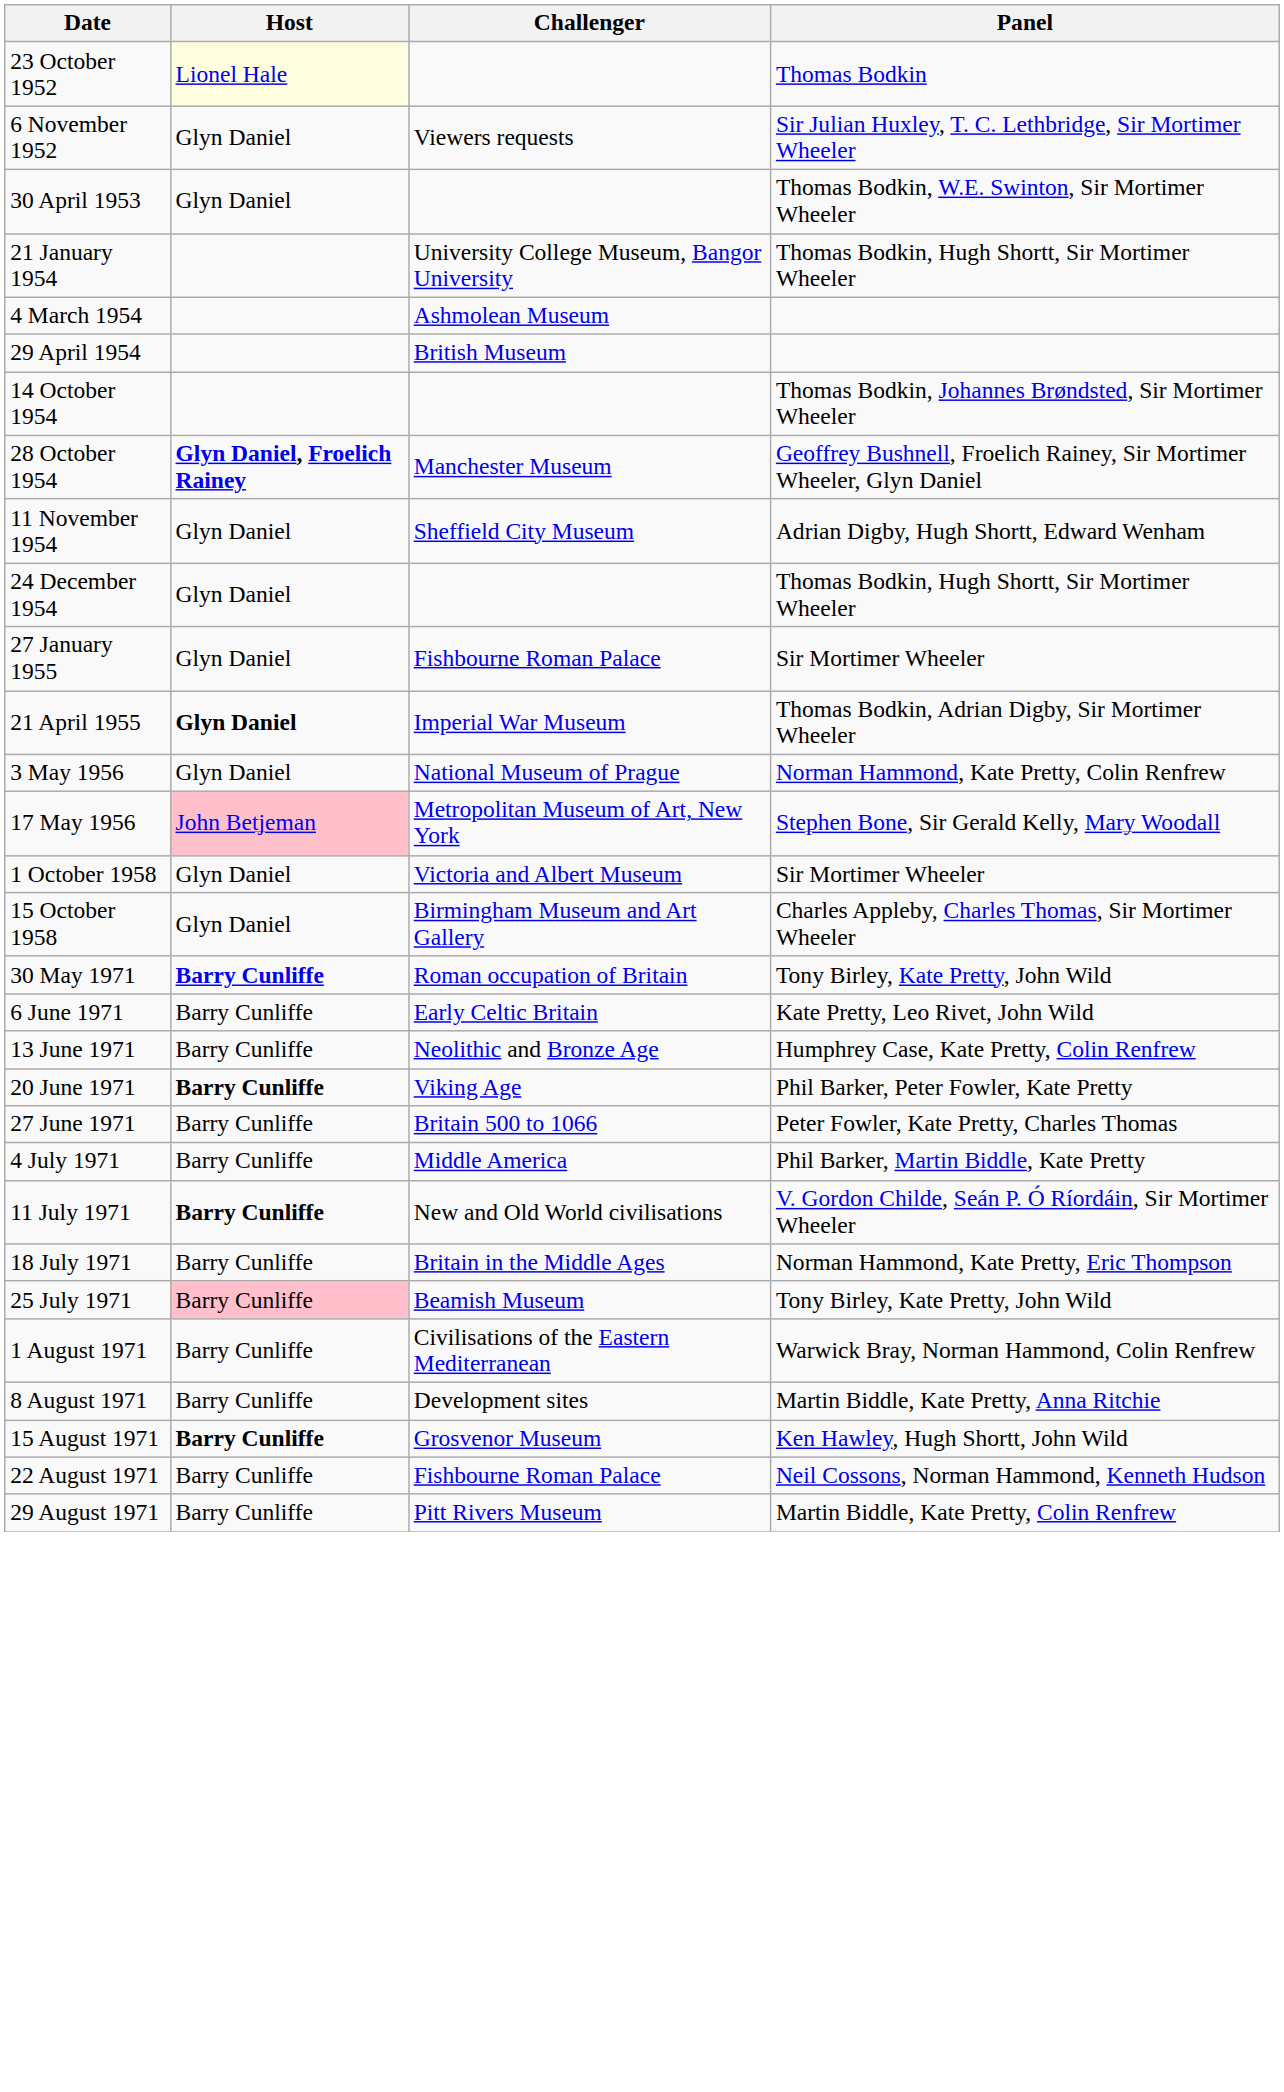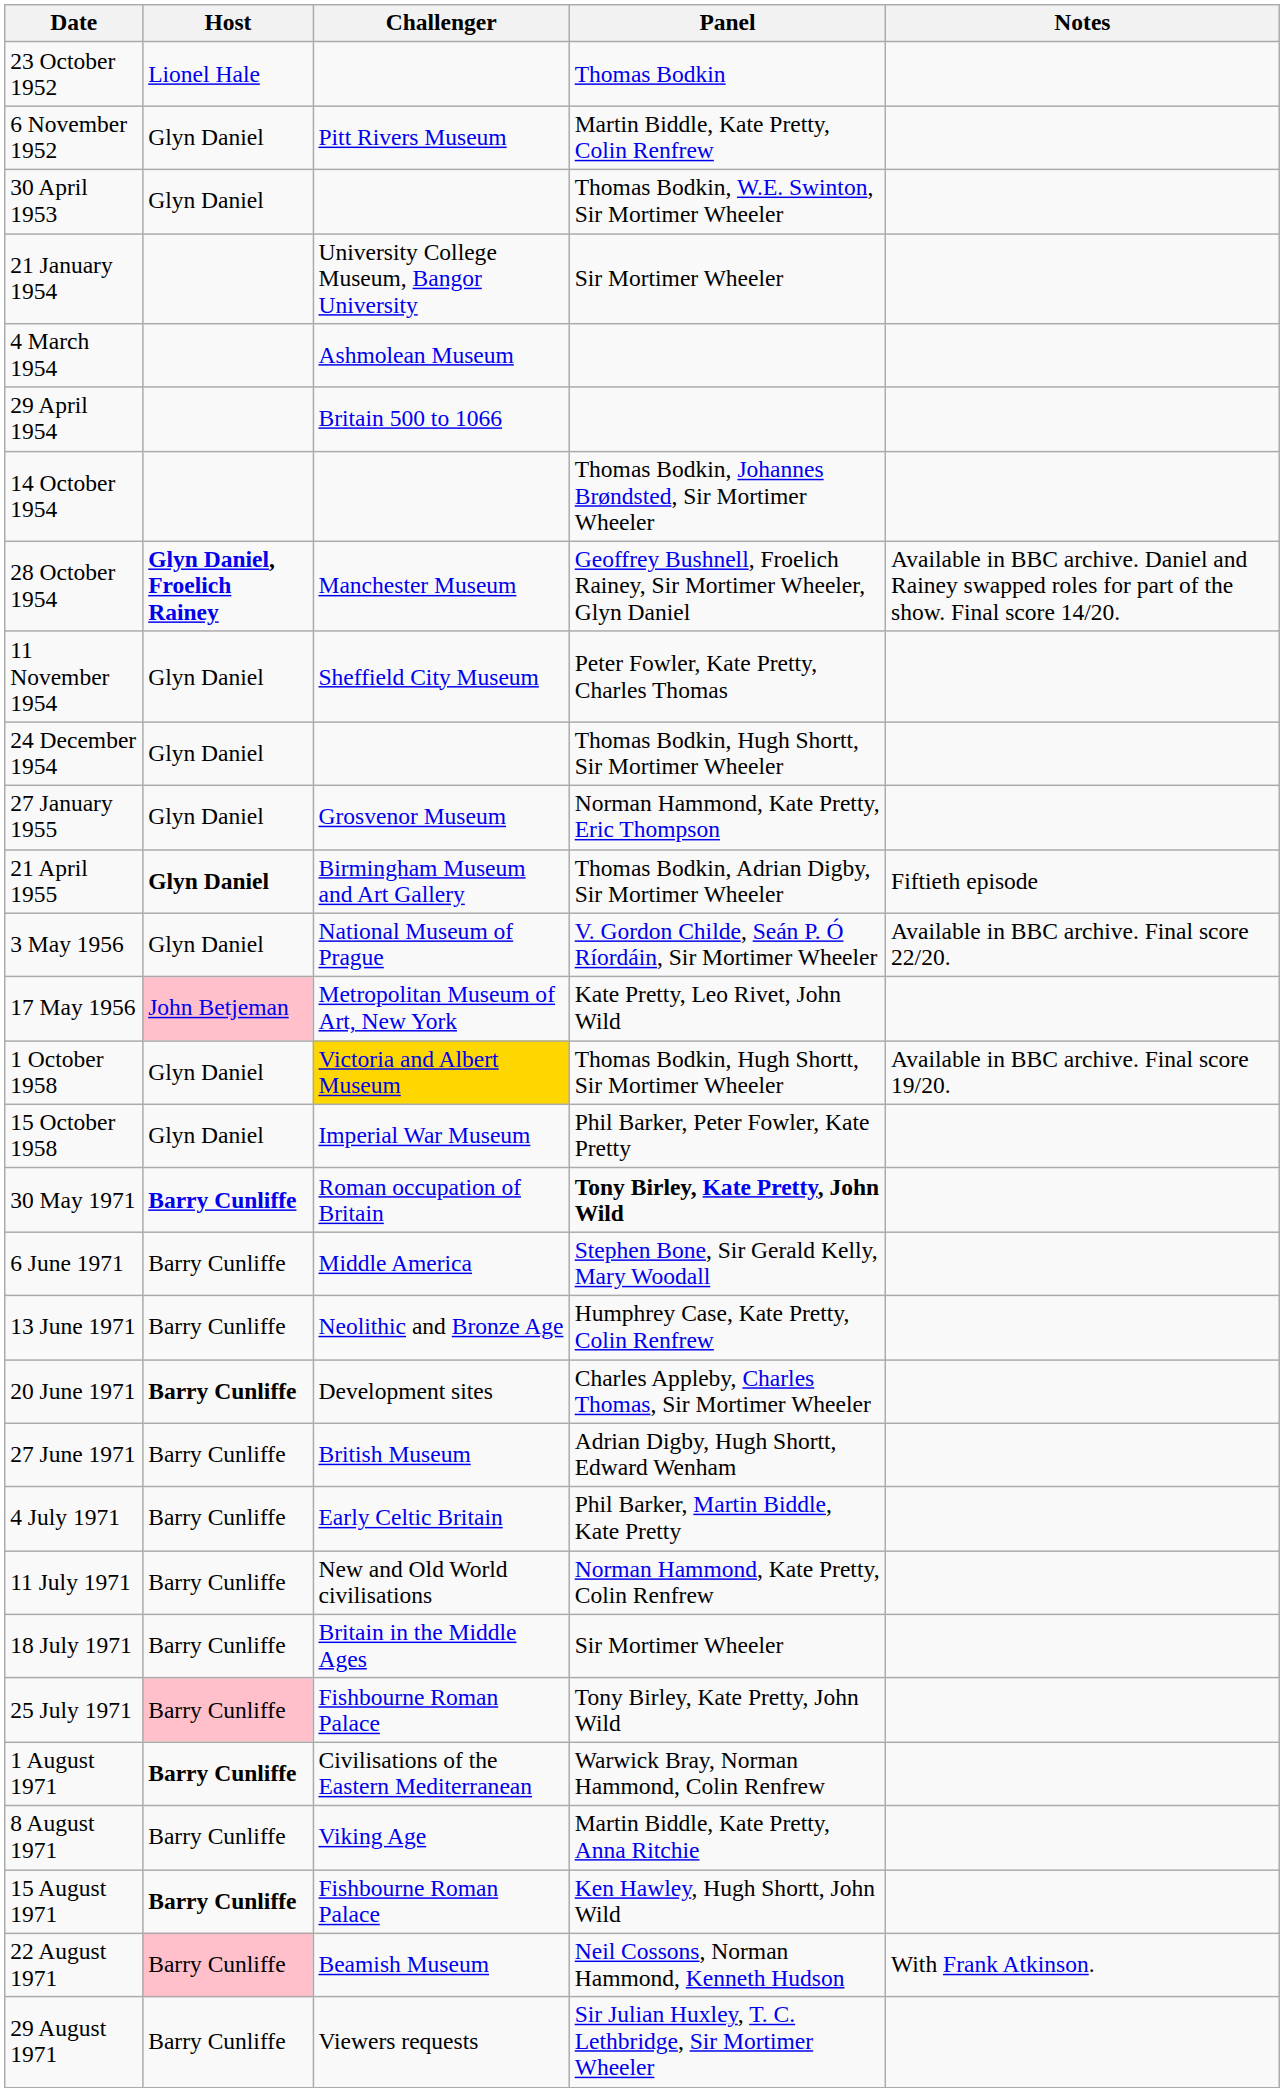+ column: (1082, 23)
(231, 73) lightyellow background -> (204, 73) no background
(494, 137) Viewers requests -> (413, 137) Pitt Rivers Museum
(1008, 137) Sir Julian Huxley, T. C. Lethbridge, Sir Mortimer Wheeler -> (702, 137) Martin Biddle, Kate Pretty, Colin Renfrew
(983, 264) Thomas Bodkin, Hugh Shortt, Sir Mortimer Wheeler -> (679, 278) Sir Mortimer Wheeler
(490, 352) British Museum -> (410, 418) Britain 500 to 1066
(991, 530) Adrian Digby, Hugh Shortt, Edward Wenham -> (696, 676) Peter Fowler, Kate Pretty, Charles Thomas
(537, 658) Fishbourne Roman Palace -> (412, 817) Grosvenor Museum
(880, 658) Sir Mortimer Wheeler -> (727, 817) Norman Hammond, Kate Pretty, Eric Thompson
(520, 722) Imperial War Museum -> (422, 880) Birmingham Museum and Art Gallery
(1001, 772) Norman Hammond, Kate Pretty, Colin Renfrew -> (726, 944) V. Gordon Childe, Seán P. Ó Ríordáin, Sir Mortimer Wheeler
(998, 823) Stephen Bone, Sir Gerald Kelly, Mary Woodall -> (708, 1008) Kate Pretty, Leo Rivet, John Wild
(548, 873) no background -> (409, 1072) gold background
(880, 873) Sir Mortimer Wheeler -> (717, 1072) Thomas Bodkin, Hugh Shortt, Sir Mortimer Wheeler
(555, 924) Birmingham Museum and Art Gallery -> (424, 1135) Imperial War Museum
(1004, 924) Charles Appleby, Charles Thomas, Sir Mortimer Wheeler -> (722, 1135) Phil Barker, Peter Fowler, Kate Pretty
(944, 974) normal -> (727, 1199) bold
(506, 1012) Early Celtic Britain -> (395, 1263) Middle America
(935, 1012) Kate Pretty, Leo Rivet, John Wild -> (726, 1263) Stephen Bone, Sir Gerald Kelly, Mary Woodall
(468, 1086) Viking Age -> (406, 1390) Development sites
(954, 1086) Phil Barker, Peter Fowler, Kate Pretty -> (723, 1390) Charles Appleby, Charles Thomas, Sir Mortimer Wheeler
(506, 1123) Britain 500 to 1066 -> (395, 1454) British Museum
(977, 1123) Peter Fowler, Kate Pretty, Charles Thomas -> (706, 1454) Adrian Digby, Hugh Shortt, Edward Wenham
(490, 1161) Middle America -> (411, 1518) Early Celtic Britain
(250, 1211) bold -> (217, 1582) normal
(1022, 1211) V. Gordon Childe, Seán P. Ó Ríordáin, Sir Mortimer Wheeler -> (727, 1582) Norman Hammond, Kate Pretty, Colin Renfrew
(1004, 1262) Norman Hammond, Kate Pretty, Eric Thompson -> (679, 1646) Sir Mortimer Wheeler
(499, 1299) Beamish Museum -> (408, 1709) Fishbourne Roman Palace
(244, 1350) normal -> (222, 1773) bold
(501, 1400) Development sites -> (372, 1837) Viking Age
(507, 1438) Grosvenor Museum -> (408, 1901) Fishbourne Roman Palace
(244, 1475) no background -> (217, 1964) pink background
(537, 1475) Fishbourne Roman Palace -> (404, 1964) Beamish Museum
(508, 1512) Pitt Rivers Museum -> (398, 2041) Viewers requests
(976, 1512) Martin Biddle, Kate Pretty, Colin Renfrew -> (694, 2041) Sir Julian Huxley, T. C. Lethbridge, Sir Mortimer Wheeler
